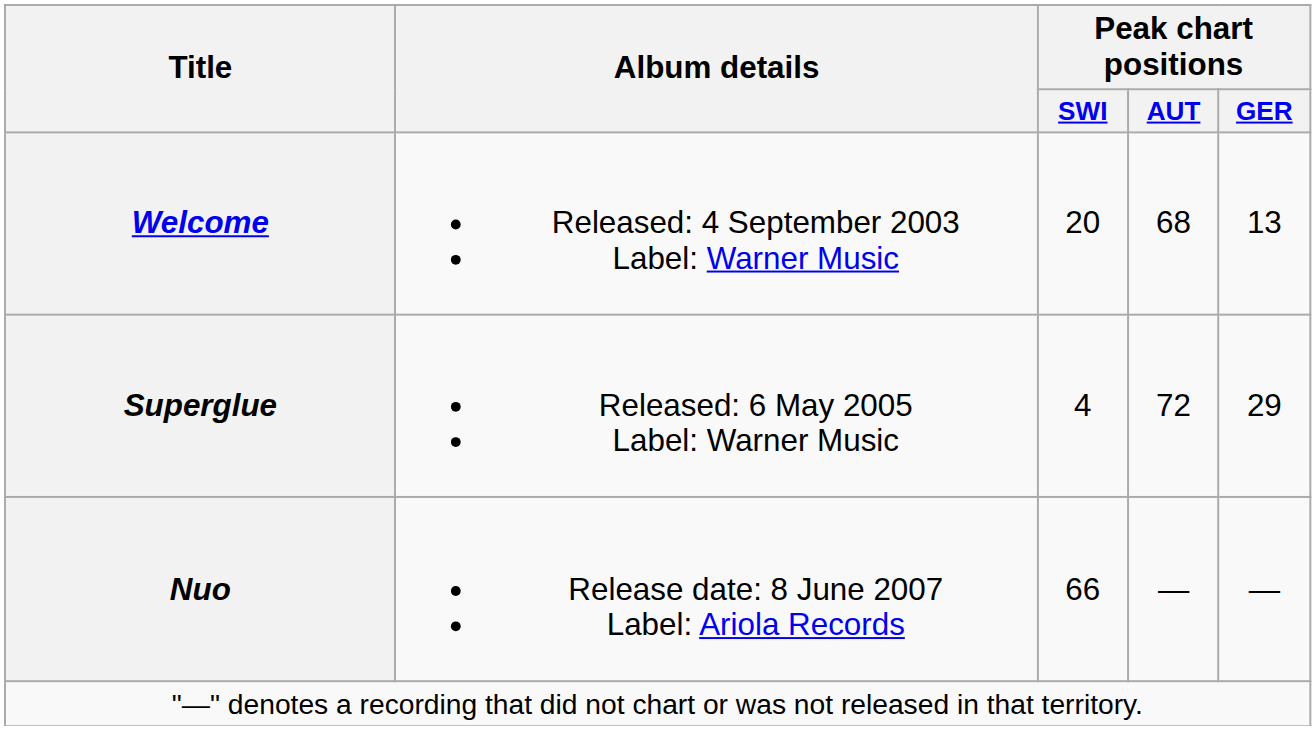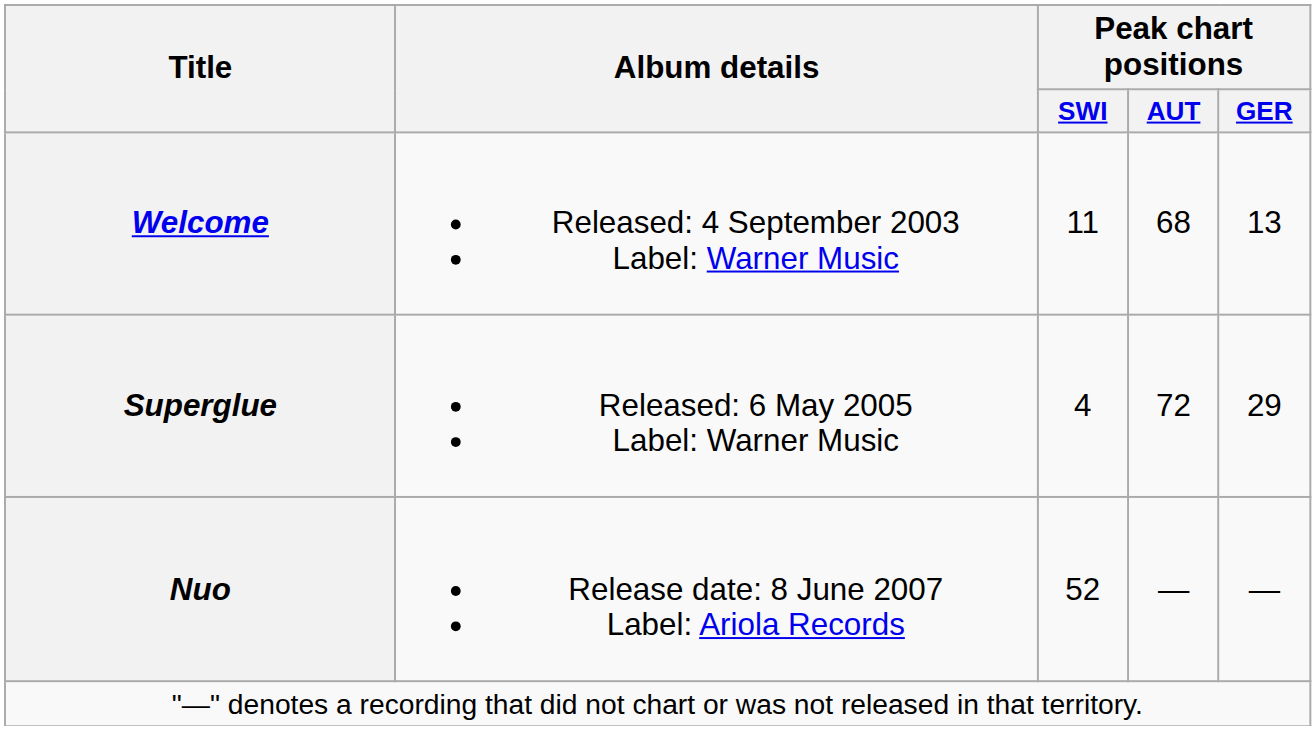(1083, 222) 20 -> (1083, 222) 11
(1083, 588) 66 -> (1083, 588) 52
